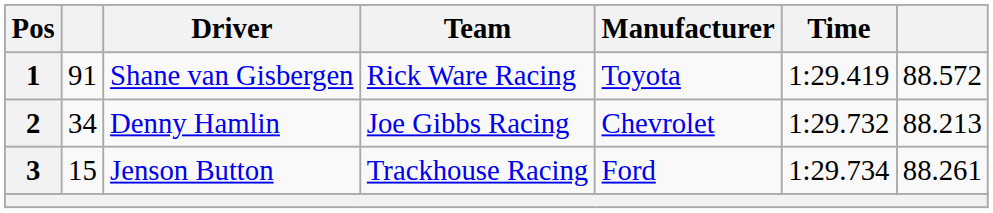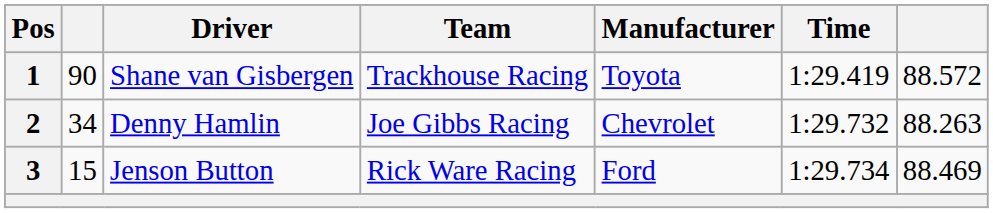(82, 75) 91 -> (82, 75) 90
(471, 75) Rick Ware Racing -> (478, 75) Trackhouse Racing
(942, 123) 88.213 -> (942, 123) 88.263
(478, 170) Trackhouse Racing -> (471, 170) Rick Ware Racing
(942, 170) 88.261 -> (942, 170) 88.469
